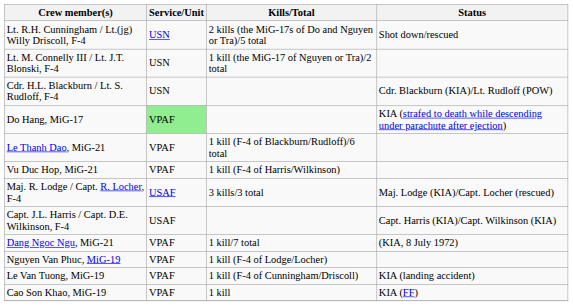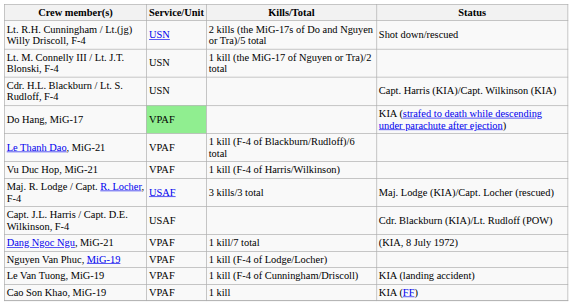(466, 91) Cdr. Blackburn (KIA)/Lt. Rudloff (POW) -> (468, 91) Capt. Harris (KIA)/Capt. Wilkinson (KIA)
(468, 220) Capt. Harris (KIA)/Capt. Wilkinson (KIA) -> (466, 220) Cdr. Blackburn (KIA)/Lt. Rudloff (POW)
